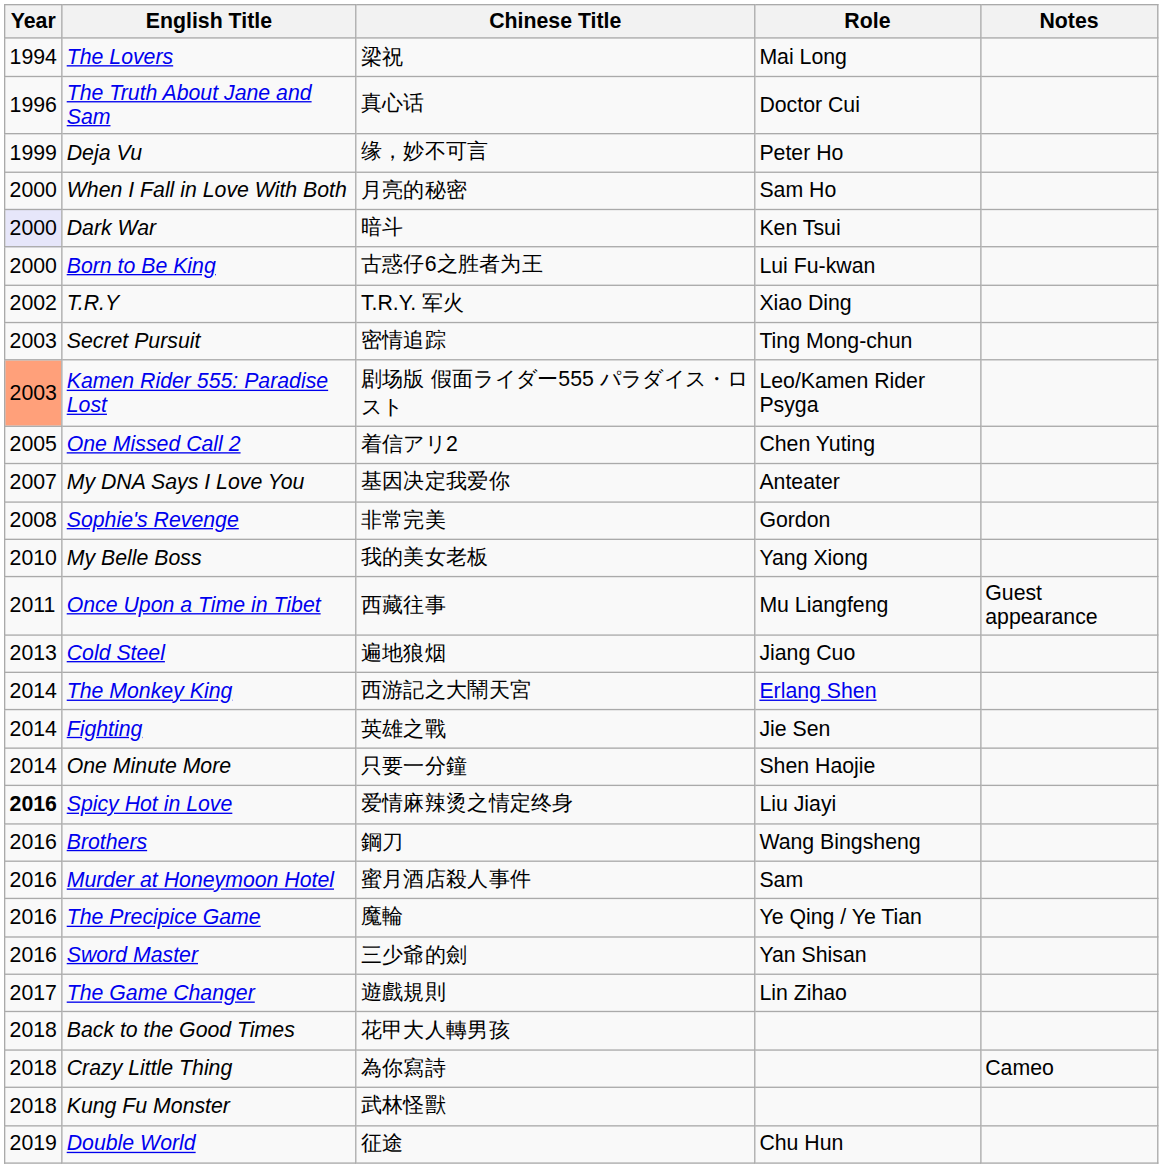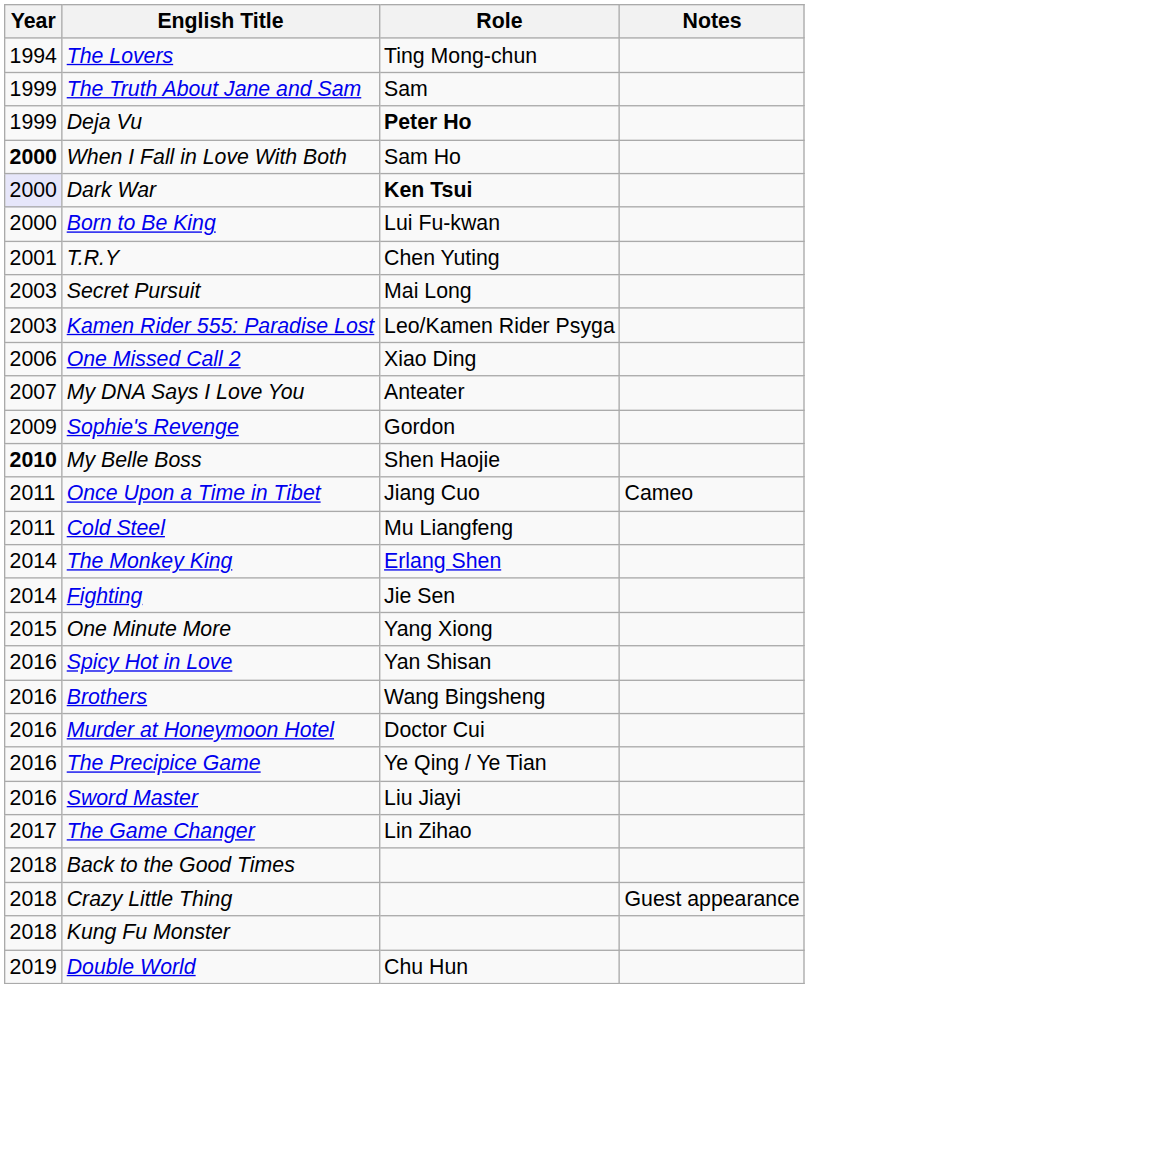- column: (555, 21)
(803, 57) Mai Long -> (461, 55) Ting Mong-chun
(33, 104) 1996 -> (33, 88) 1999
(810, 104) Doctor Cui -> (406, 88) Sam
(801, 152) normal -> (428, 122) bold
(33, 190) normal -> (33, 156) bold
(800, 228) normal -> (428, 190) bold
(33, 303) 2002 -> (33, 257) 2001
(806, 303) Xiao Ding -> (442, 257) Chen Yuting
(836, 341) Ting Mong-chun -> (428, 291) Mai Long
(33, 392) lightsalmon background -> (33, 325) no background
(33, 444) 2005 -> (33, 358) 2006
(817, 444) Chen Yuting -> (430, 358) Xiao Ding
(33, 520) 2008 -> (33, 426) 2009
(33, 557) normal -> (33, 460) bold
(814, 557) Yang Xiong -> (442, 460) Shen Haojie
(824, 605) Mu Liangfeng -> (432, 493) Jiang Cuo
(1041, 605) Guest appearance -> (659, 493) Cameo
(33, 653) 2013 -> (32, 527) 2011
(807, 653) Jiang Cuo -> (449, 527) Mu Liangfeng
(33, 766) 2014 -> (33, 628) 2015
(817, 766) Shen Haojie -> (438, 628) Yang Xiong
(33, 804) bold -> (33, 662) normal
(798, 804) Liu Jiayi -> (438, 662) Yan Shisan
(781, 879) Sam -> (434, 730) Doctor Cui
(813, 955) Yan Shisan -> (423, 797) Liu Jiayi
(1020, 1068) Cameo -> (712, 898) Guest appearance
